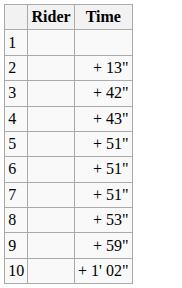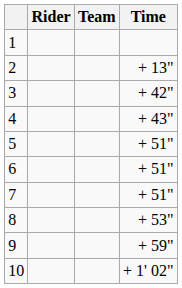+ column: (97, 17)
